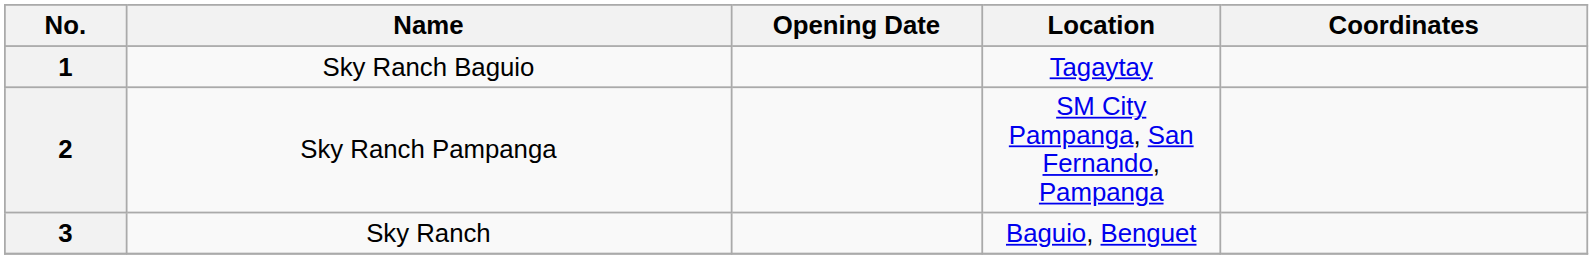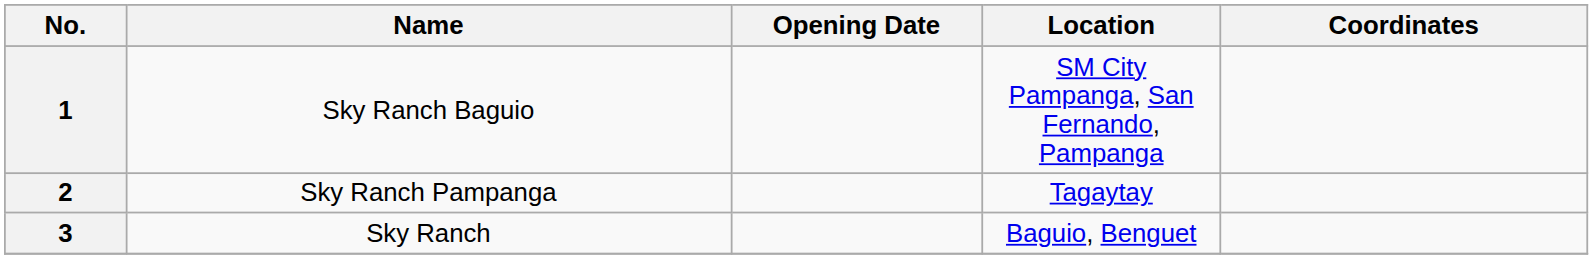(1101, 66) Tagaytay -> (1101, 109) SM City Pampanga, San Fernando, Pampanga
(1101, 150) SM City Pampanga, San Fernando, Pampanga -> (1101, 193) Tagaytay
